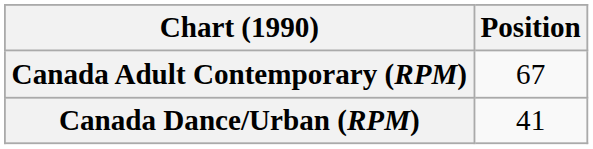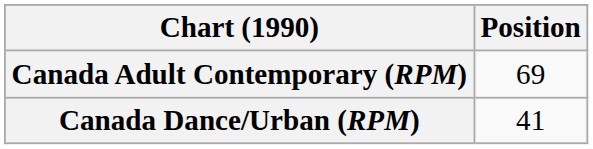(531, 73) 67 -> (531, 73) 69
